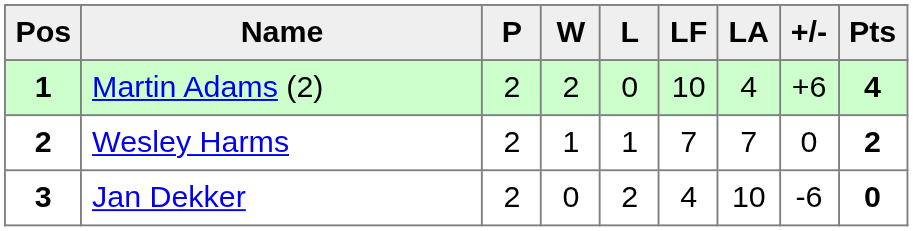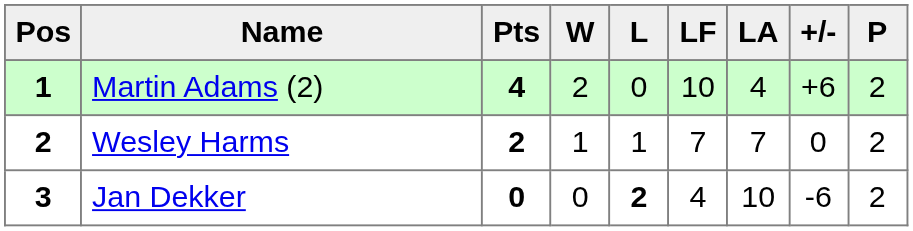columns swapped: (512, 32) <-> (873, 32)
(630, 197) normal -> (639, 197) bold
